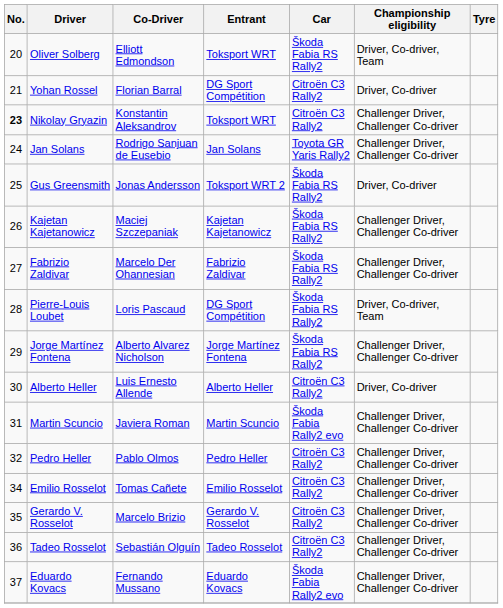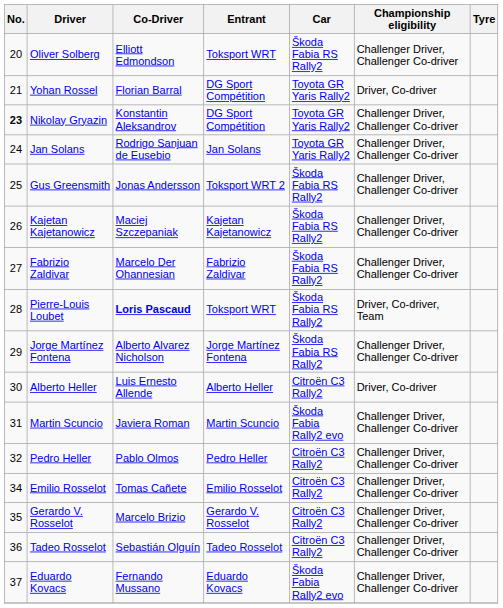(398, 54) Driver, Co-driver, Team -> (407, 54) Challenger Driver, Challenger Co-driver
(318, 90) Citroën C3 Rally2 -> (321, 90) Toyota GR Yaris Rally2
(241, 119) Toksport WRT -> (236, 119) DG Sport Compétition
(318, 119) Citroën C3 Rally2 -> (321, 119) Toyota GR Yaris Rally2
(397, 185) Driver, Co-driver -> (407, 185) Challenger Driver, Challenger Co-driver
(150, 310) normal -> (153, 310) bold
(236, 310) DG Sport Compétition -> (241, 310) Toksport WRT
